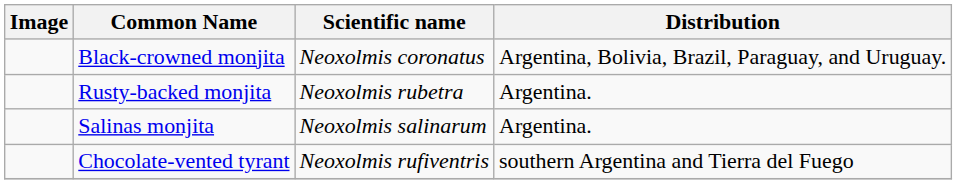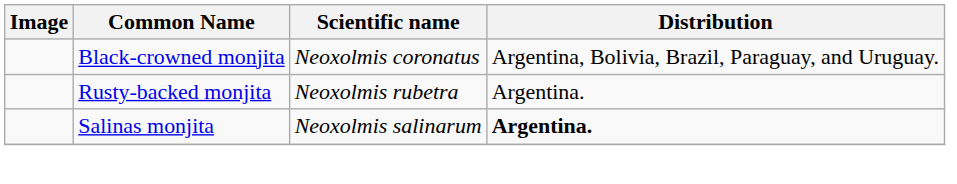(545, 126) normal -> (542, 126) bold
- row: (184, 160)
